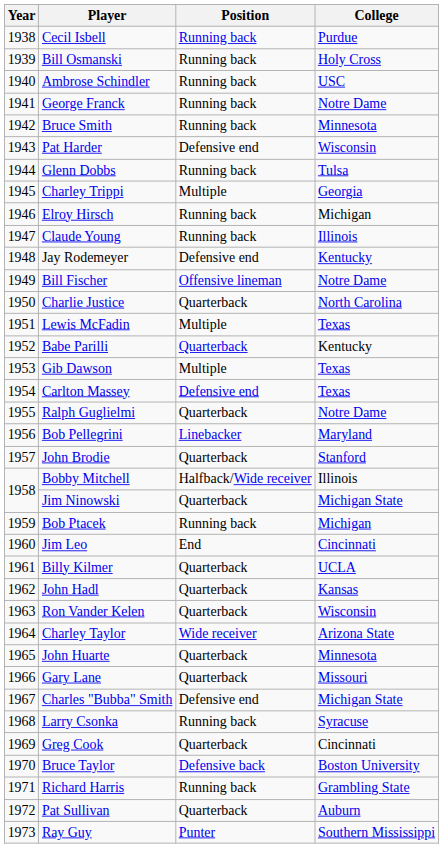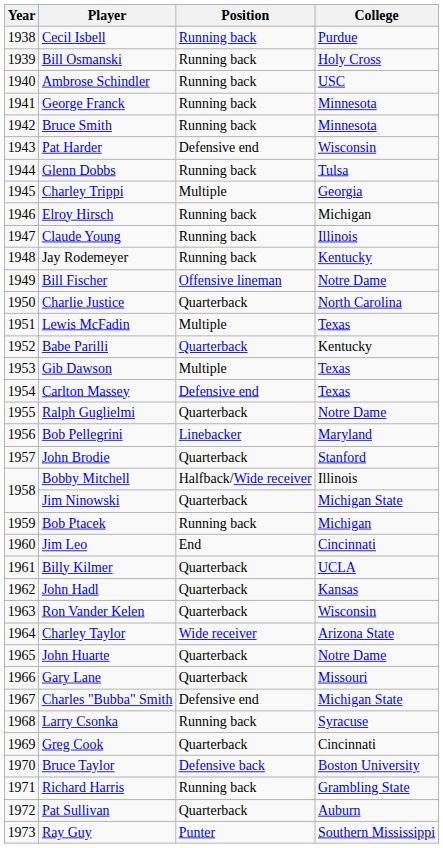(352, 103) Notre Dame -> (347, 103) Minnesota
(219, 258) Defensive end -> (218, 258) Running back
(347, 655) Minnesota -> (352, 655) Notre Dame
